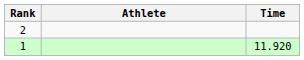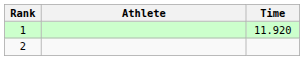rows swapped: (23, 47) <-> (23, 30)
